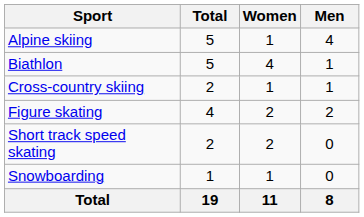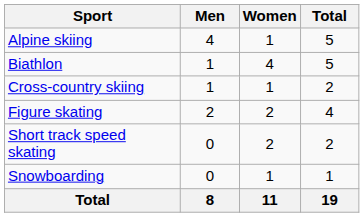columns swapped: (330, 16) <-> (210, 16)
